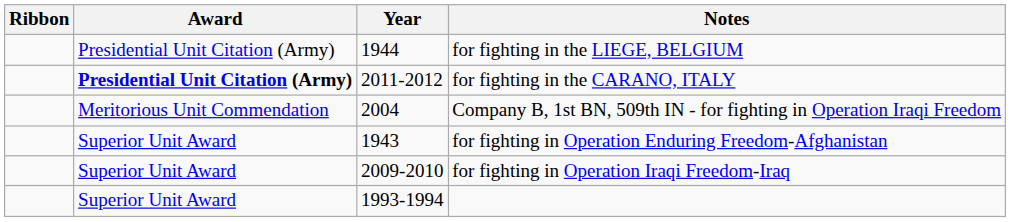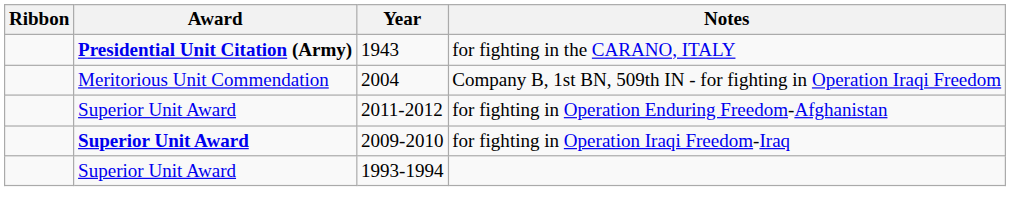- row: (598, 49)
(402, 80) 2011-2012 -> (380, 49) 1943
(380, 140) 1943 -> (402, 110) 2011-2012
(157, 170) normal -> (163, 140) bold
